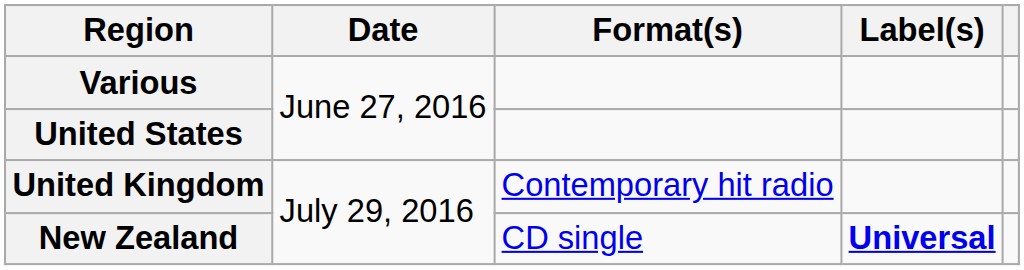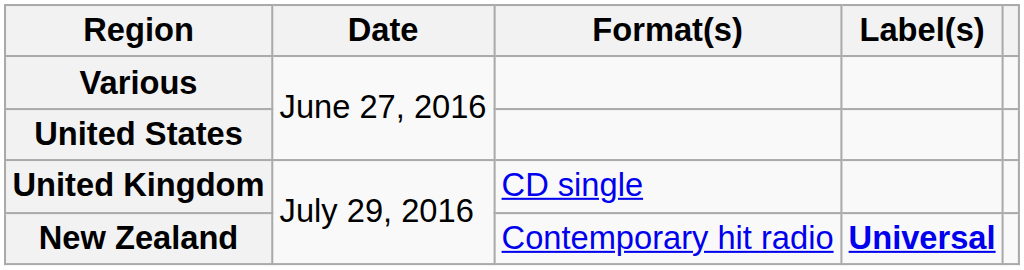(668, 185) Contemporary hit radio -> (572, 185) CD single
(572, 237) CD single -> (668, 237) Contemporary hit radio
